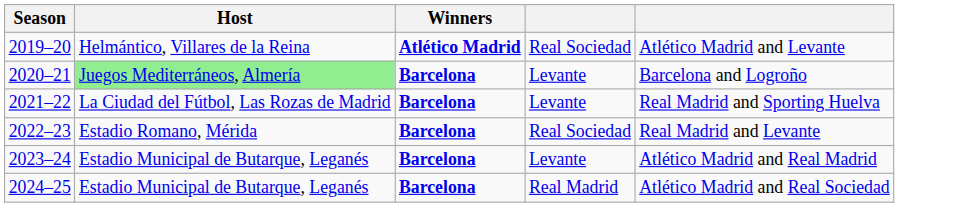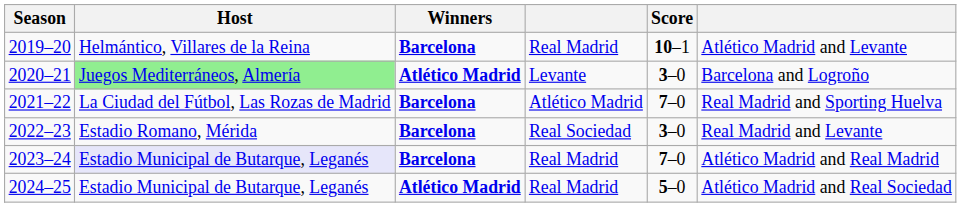+ column: (672, 18)
(460, 46) Atlético Madrid -> (437, 46) Barcelona
(580, 46) Real Sociedad -> (574, 46) Real Madrid
(437, 74) Barcelona -> (460, 74) Atlético Madrid
(558, 103) Levante -> (586, 103) Atlético Madrid
(224, 159) no background -> (224, 159) lavender background
(558, 159) Levante -> (574, 159) Real Madrid
(437, 187) Barcelona -> (460, 187) Atlético Madrid
